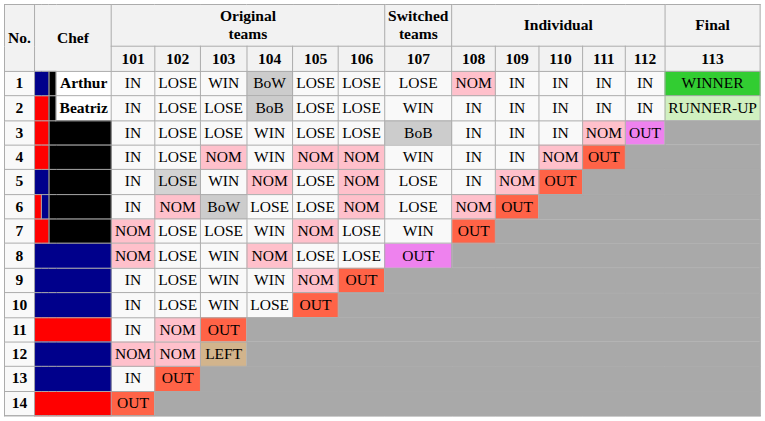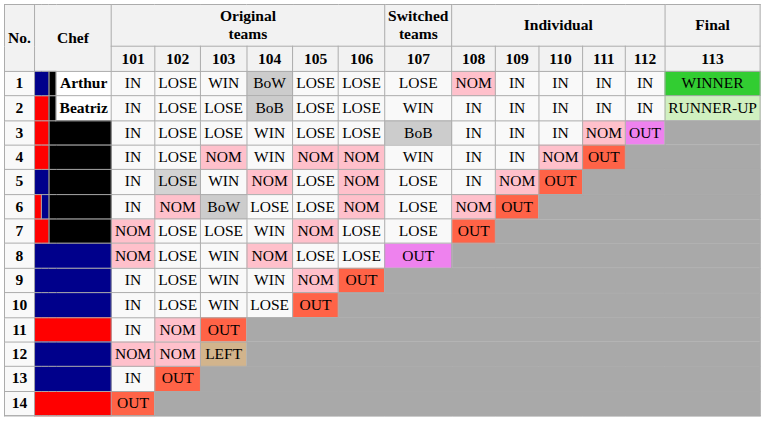(418, 231) WIN -> (418, 231) LOSE
